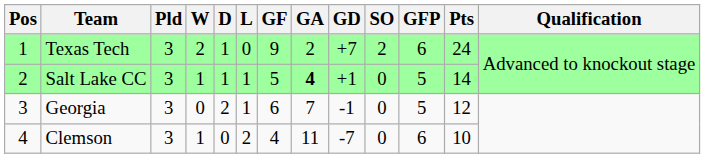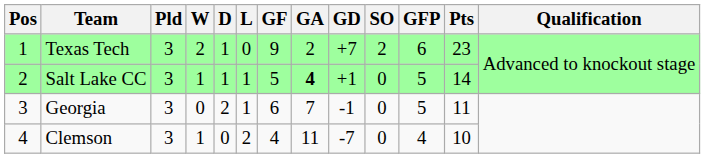(462, 49) 24 -> (462, 49) 23
(462, 108) 12 -> (462, 108) 11
(422, 138) 6 -> (422, 138) 4
